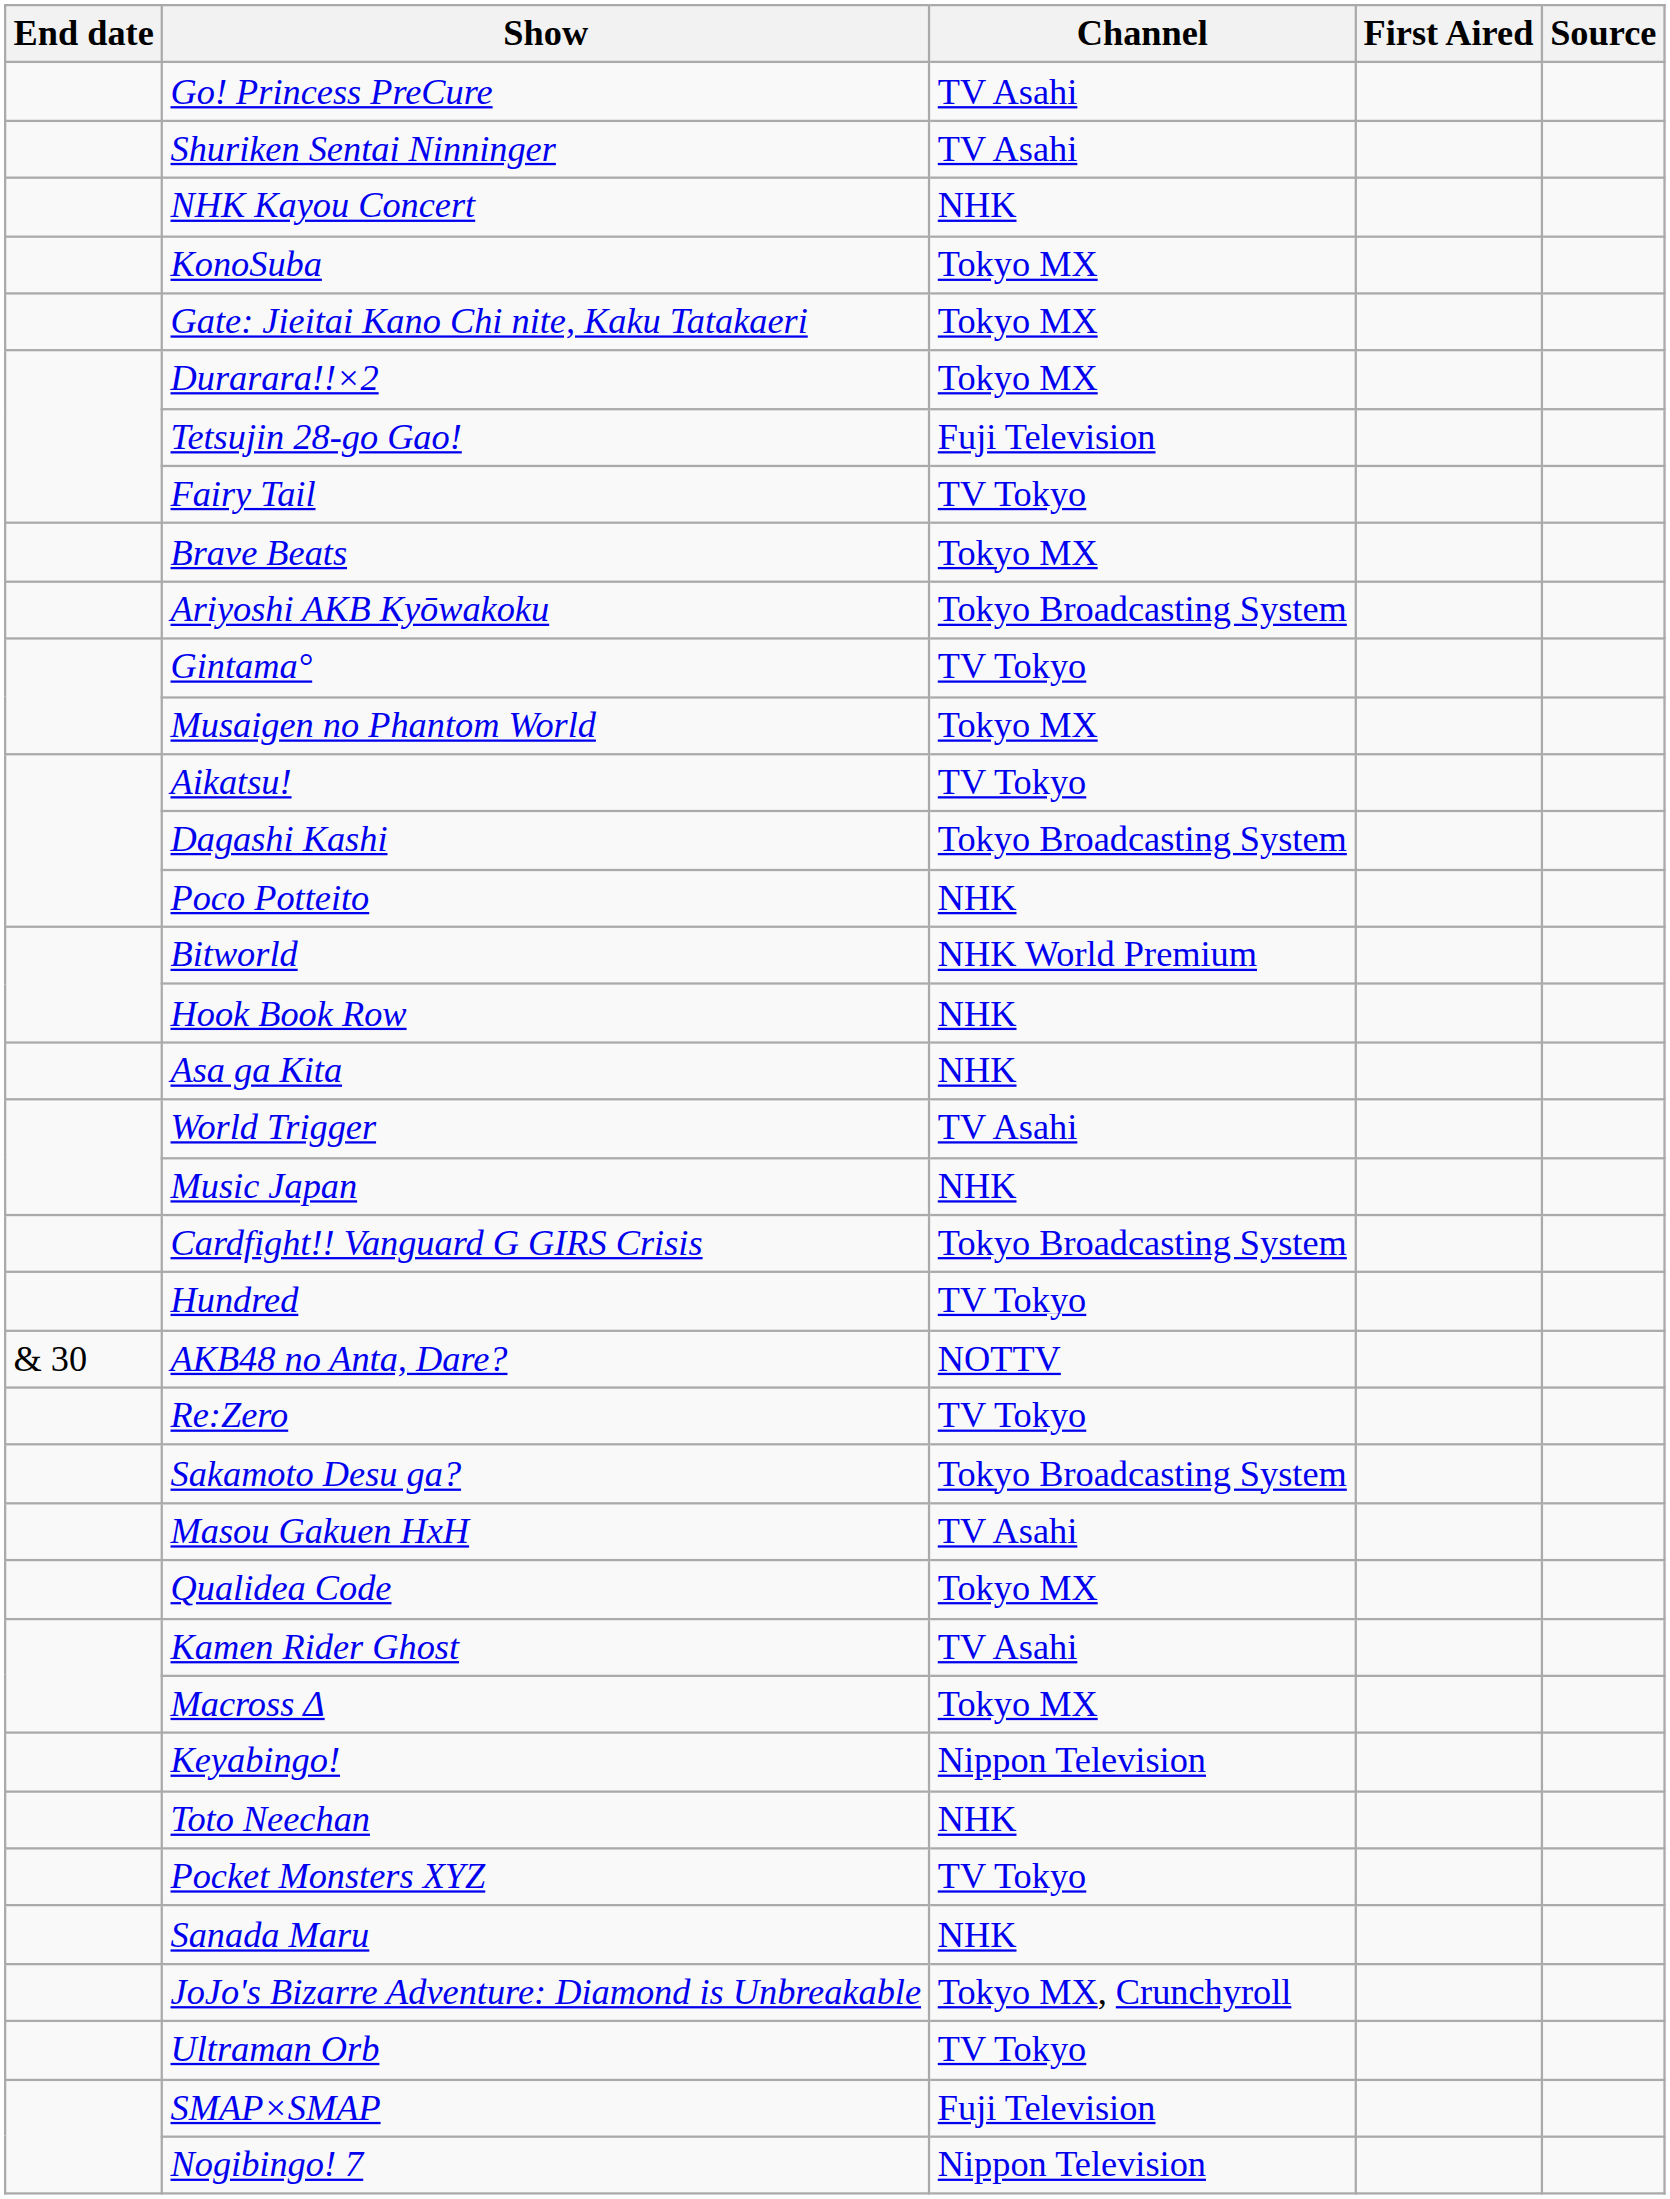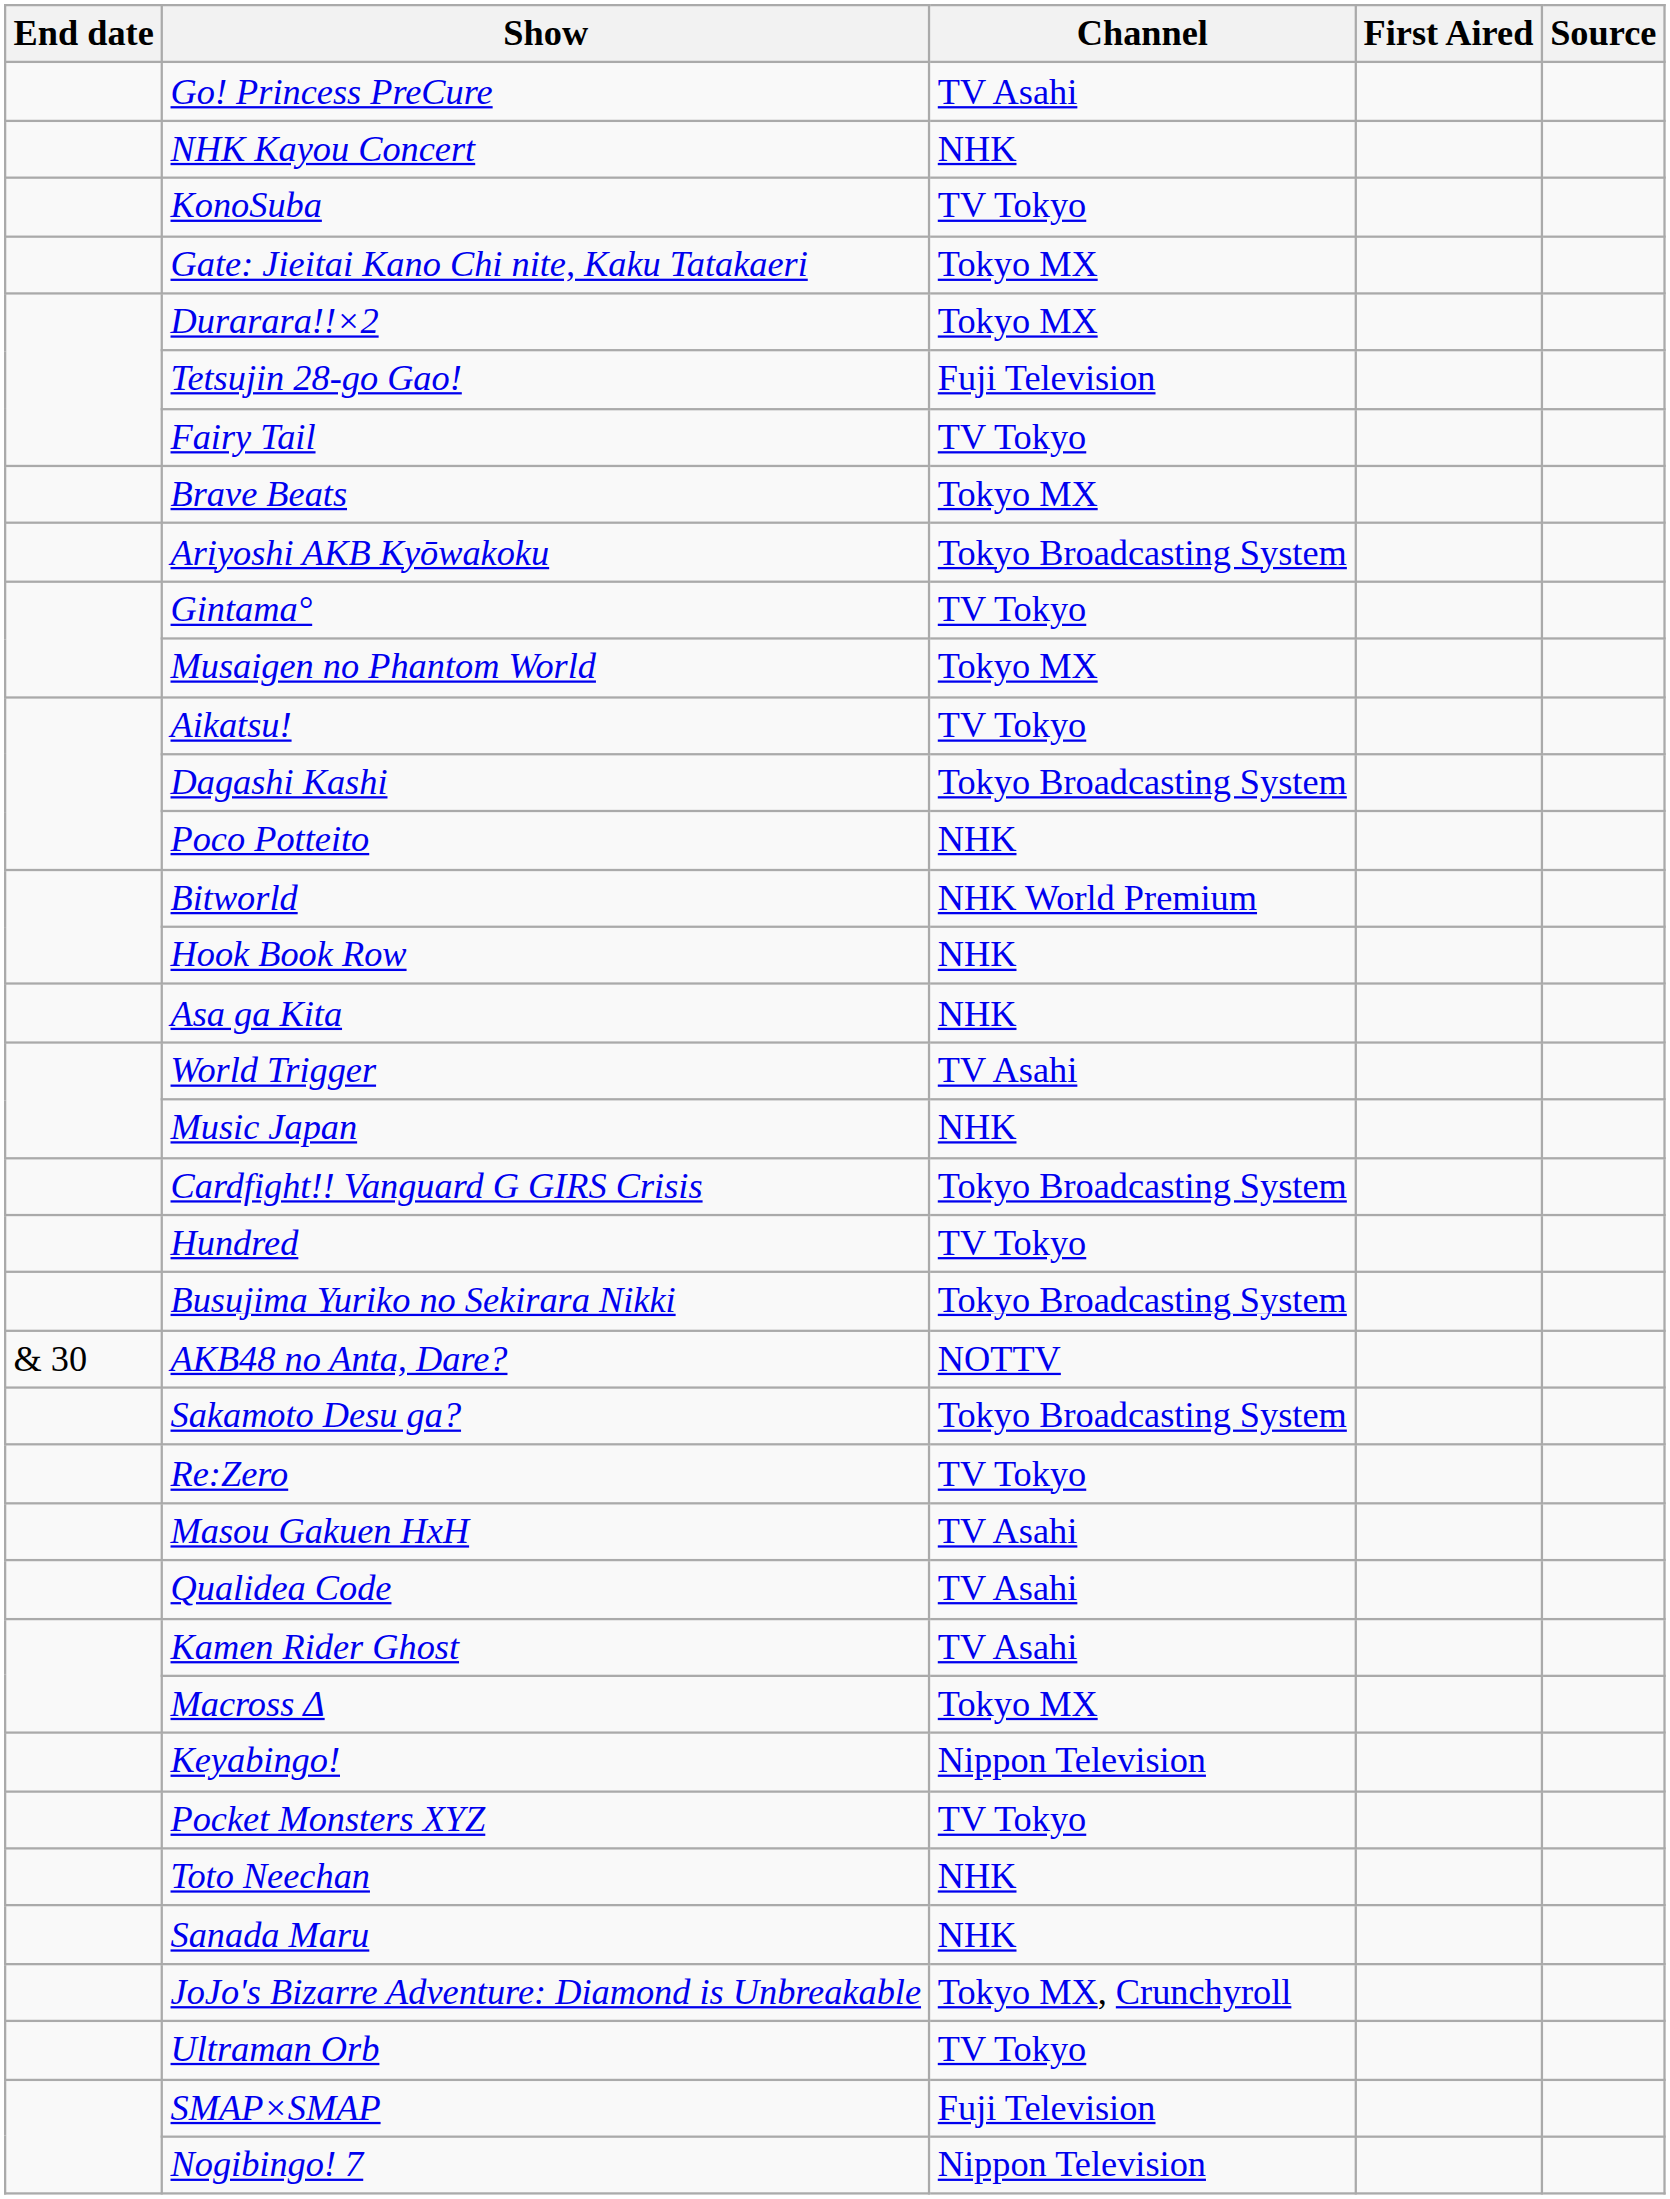- row: (363, 148)
(1018, 263) Tokyo MX -> (1012, 206) TV Tokyo
+ row: (423, 1300)
rows swapped: (316, 1473) <-> (229, 1415)
(1018, 1588) Tokyo MX -> (1008, 1588) TV Asahi
rows swapped: (270, 1818) <-> (328, 1876)
